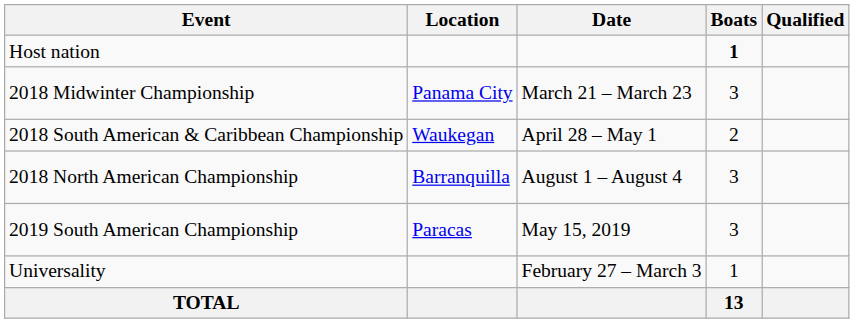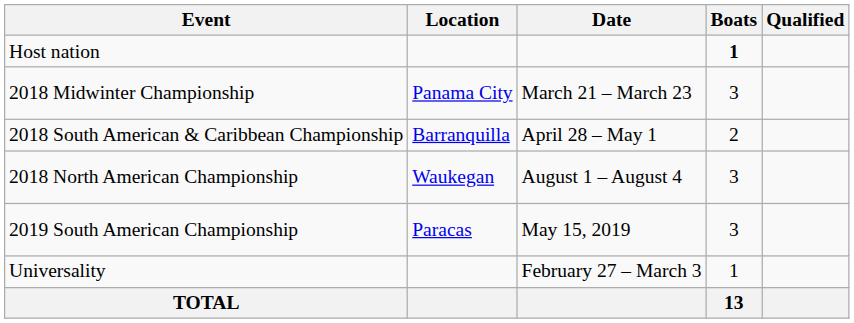(453, 134) Waukegan -> (461, 134) Barranquilla
(461, 176) Barranquilla -> (453, 176) Waukegan
